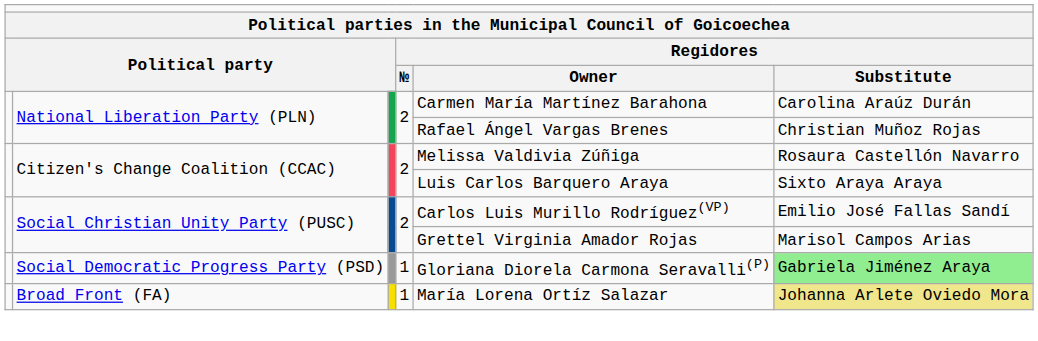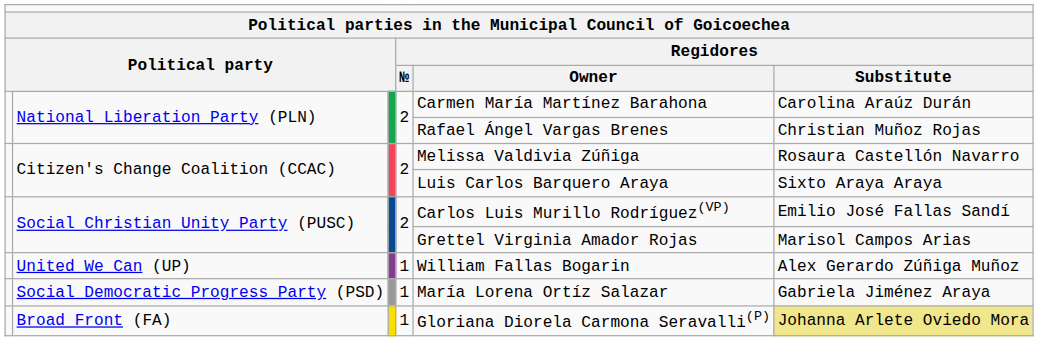+ row: (104, 266)
(593, 268) Gloriana Diorela Carmona Seravalli(P) -> (543, 292) María Lorena Ortíz Salazar
(884, 268) lightgreen background -> (884, 292) no background
(543, 296) María Lorena Ortíz Salazar -> (593, 321) Gloriana Diorela Carmona Seravalli(P)
